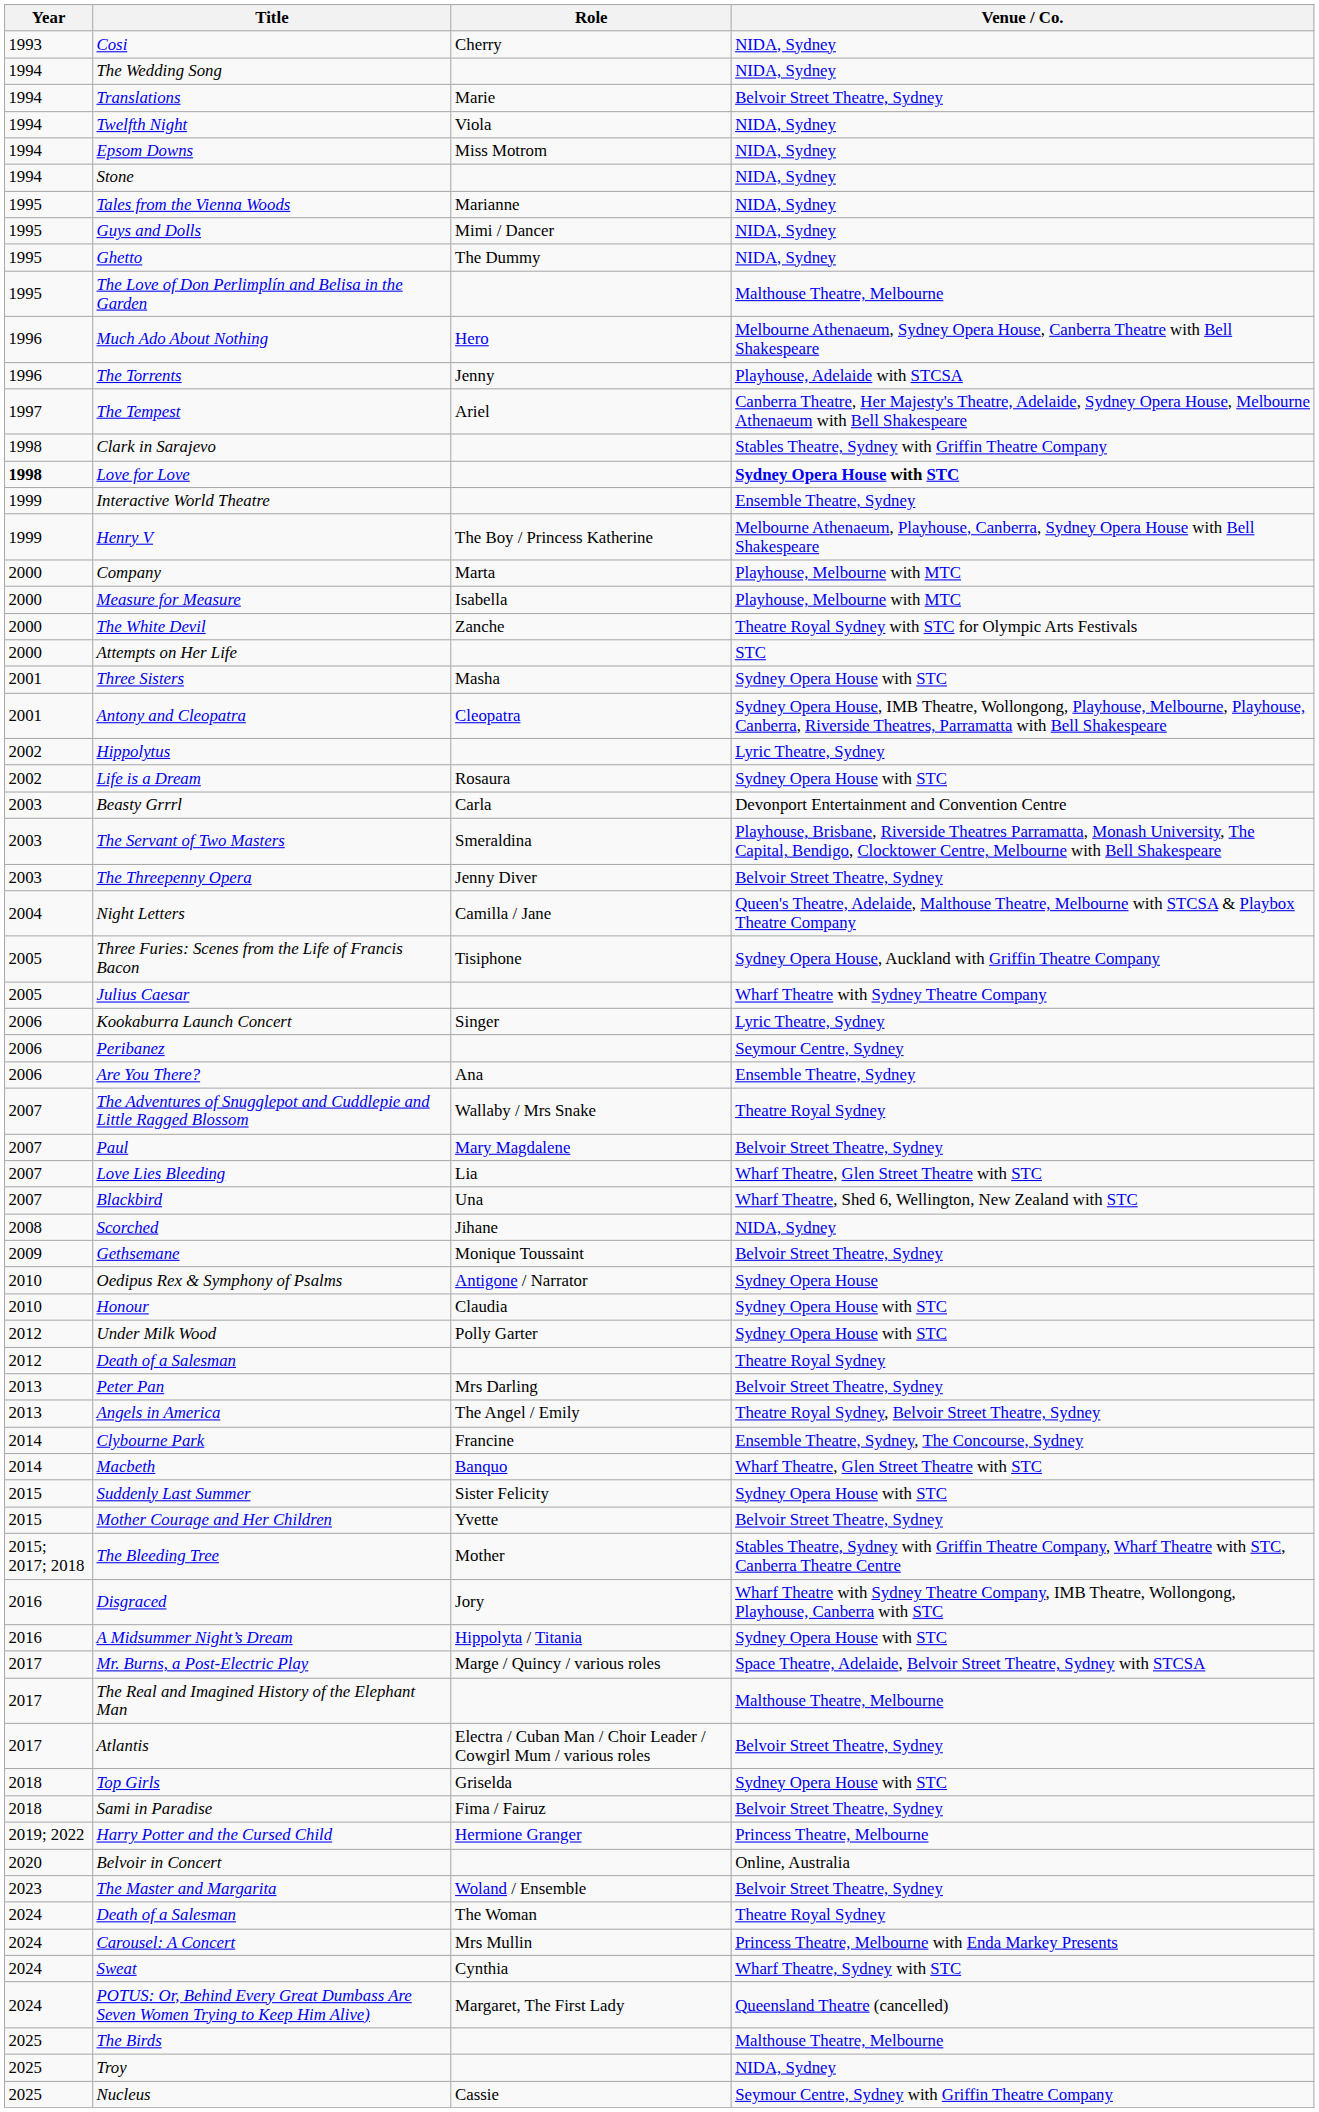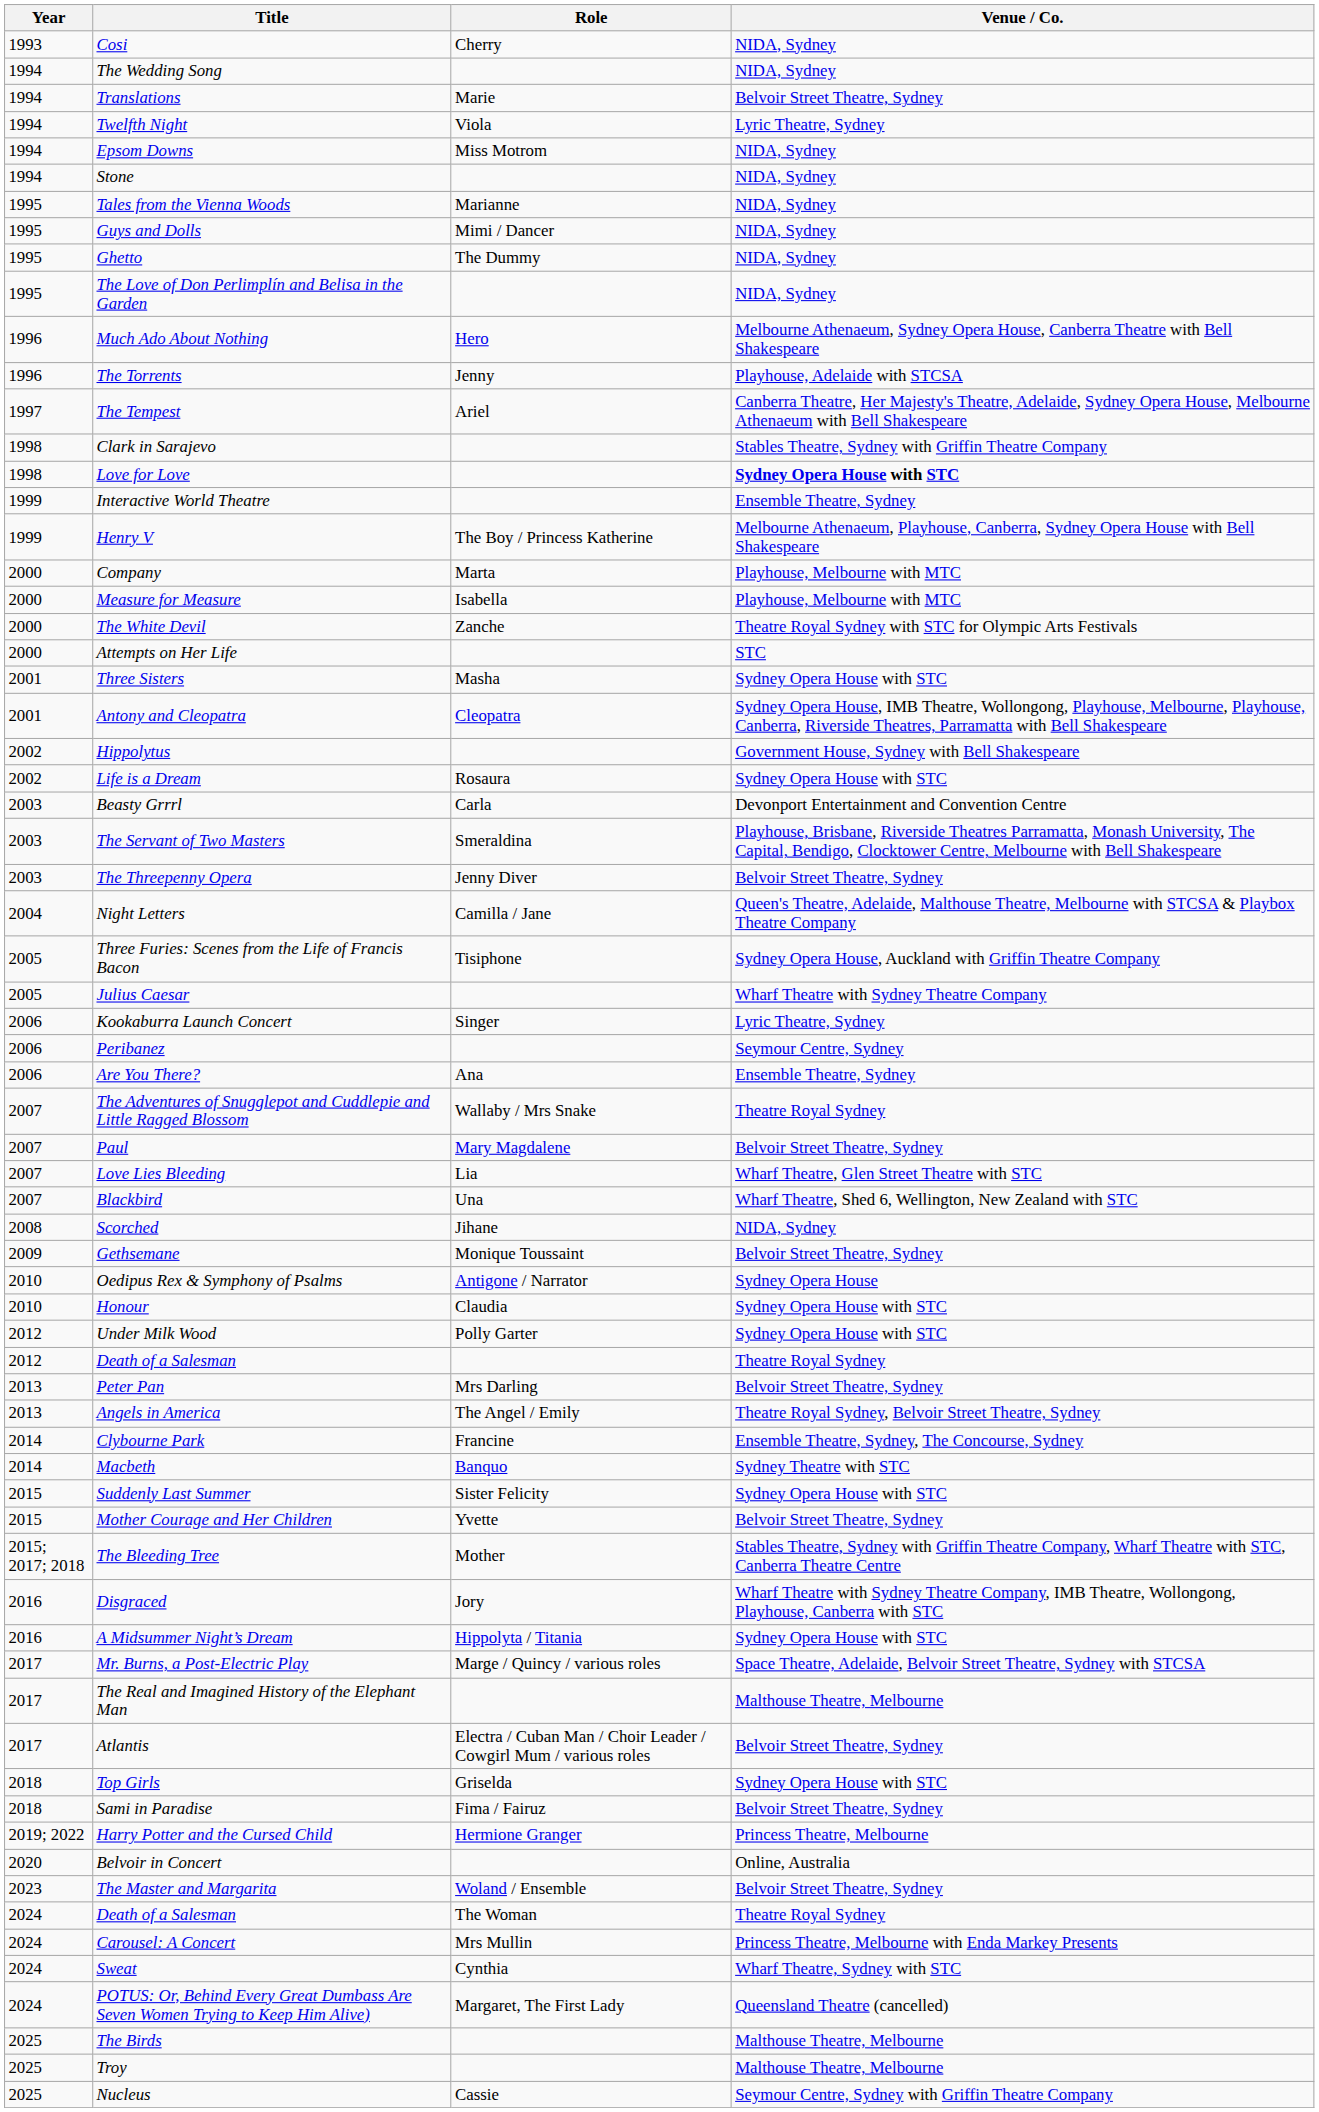(786, 124) NIDA, Sydney -> (810, 124) Lyric Theatre, Sydney
(839, 293) Malthouse Theatre, Melbourne -> (786, 293) NIDA, Sydney
(25, 474) bold -> (25, 474) normal
(810, 751) Lyric Theatre, Sydney -> (907, 751) Government House, Sydney with Bell Shakespeare
(889, 1466) Wharf Theatre, Glen Street Theatre with STC -> (822, 1466) Sydney Theatre with STC
(786, 2067) NIDA, Sydney -> (839, 2067) Malthouse Theatre, Melbourne
